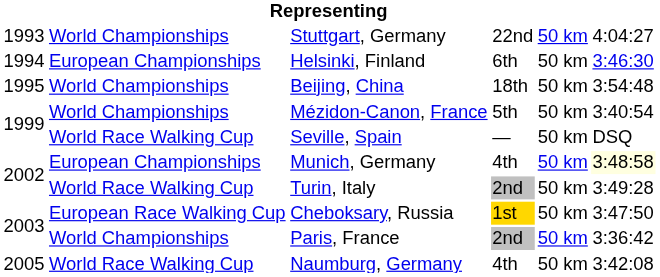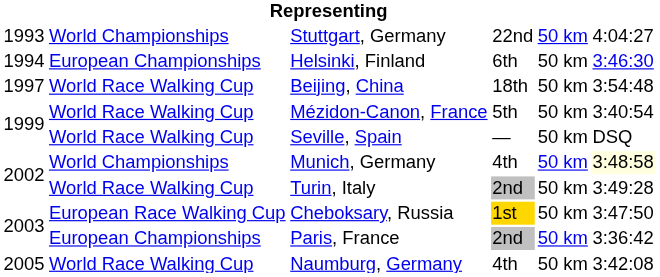(24, 86) 1995 -> (24, 86) 1997
(139, 86) World Championships -> (151, 86) World Race Walking Cup
(139, 111) World Championships -> (151, 111) World Race Walking Cup
(155, 162) European Championships -> (139, 162) World Championships
(139, 238) World Championships -> (155, 238) European Championships
